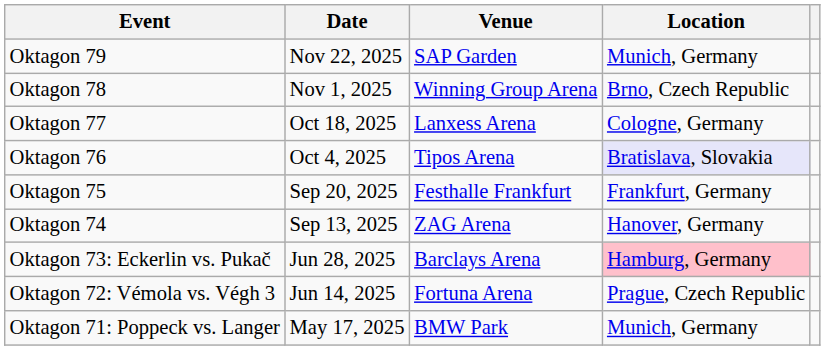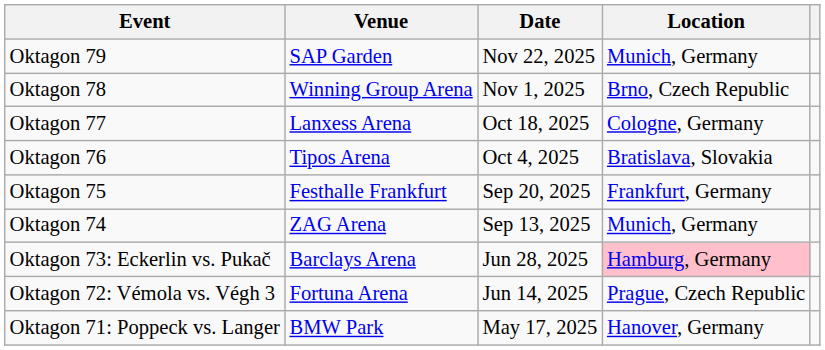columns swapped: (347, 21) <-> (506, 21)
(690, 157) lavender background -> (690, 157) no background
(685, 225) Hanover, Germany -> (682, 225) Munich, Germany
(682, 327) Munich, Germany -> (685, 327) Hanover, Germany
